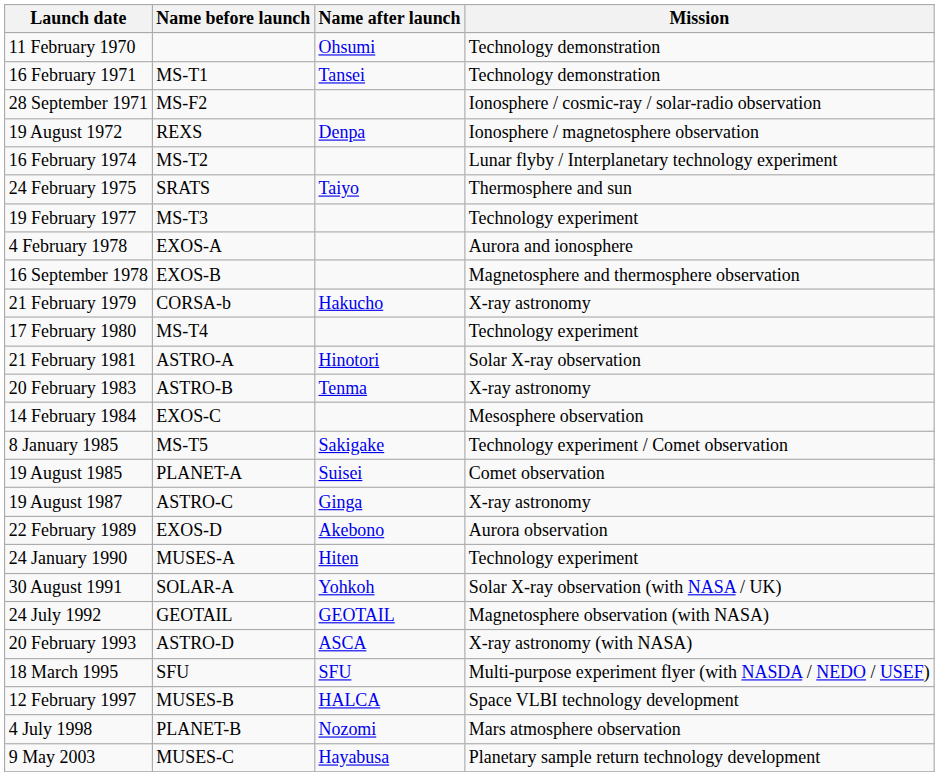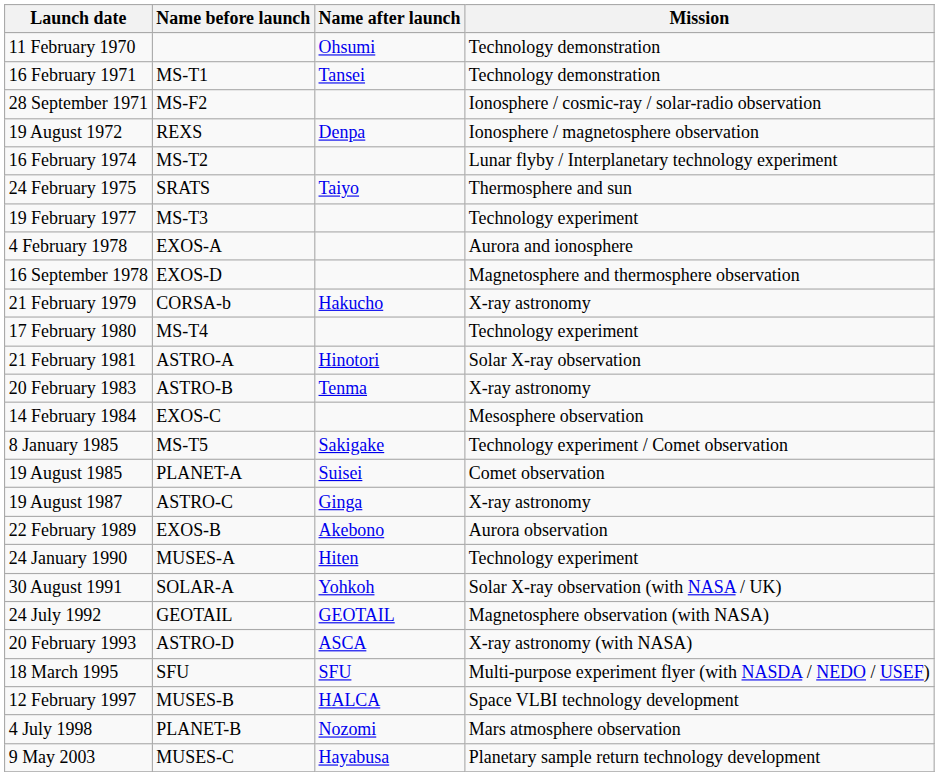(189, 274) EXOS-B -> (189, 274) EXOS-D
(189, 530) EXOS-D -> (189, 530) EXOS-B
